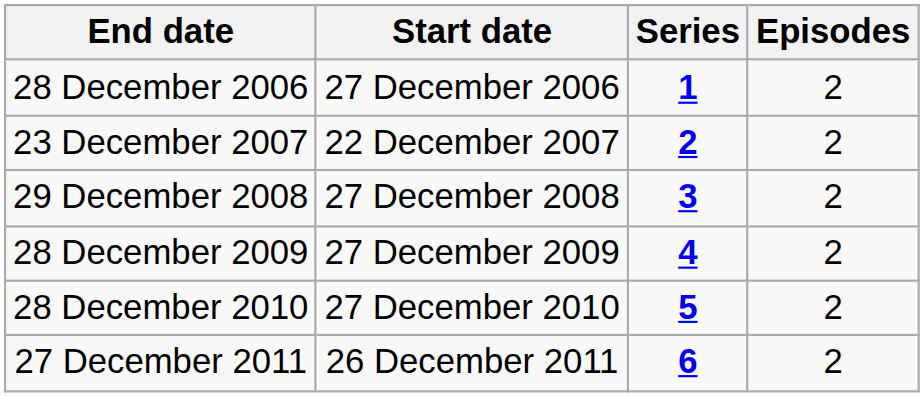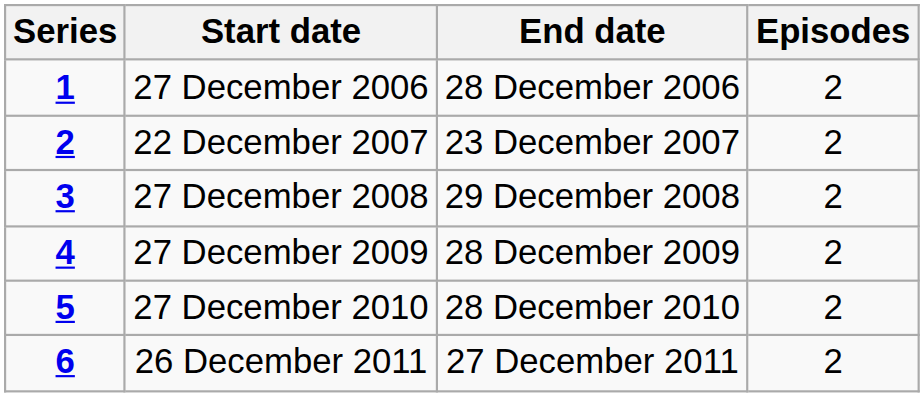columns swapped: (688, 32) <-> (161, 32)
